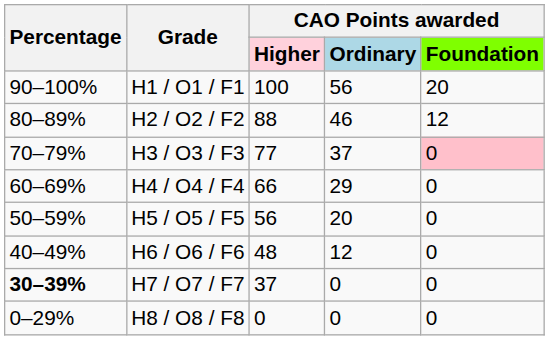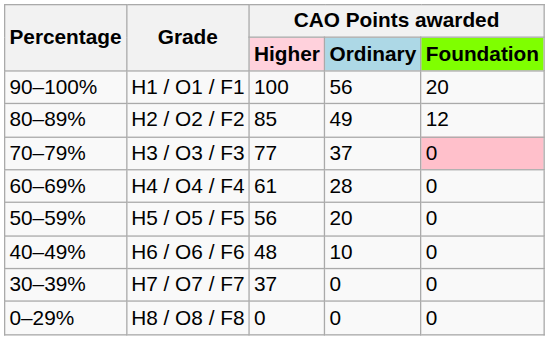(266, 119) 88 -> (266, 119) 85
(341, 119) 46 -> (341, 119) 49
(266, 185) 66 -> (266, 185) 61
(341, 185) 29 -> (341, 185) 28
(341, 251) 12 -> (341, 251) 10
(48, 284) bold -> (48, 284) normal
